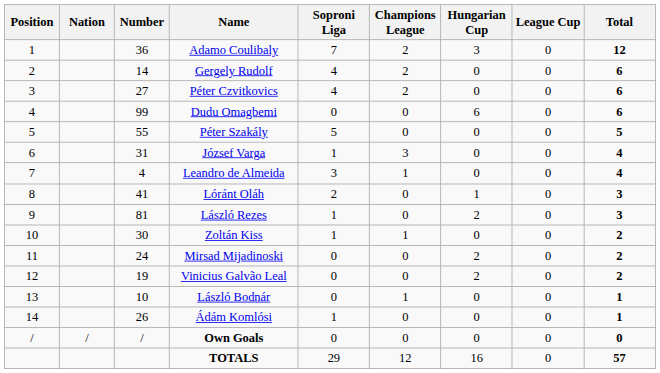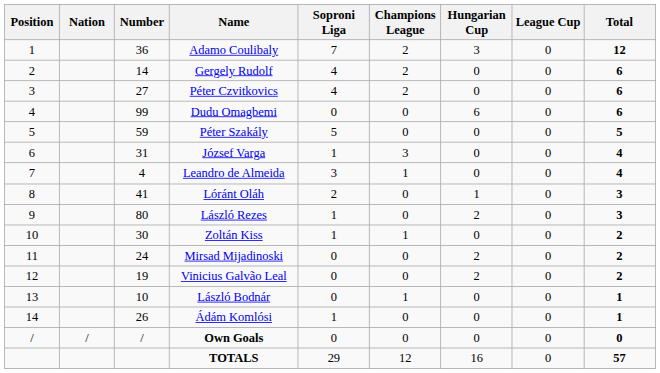(142, 132) 55 -> (142, 132) 59
(142, 214) 81 -> (142, 214) 80
